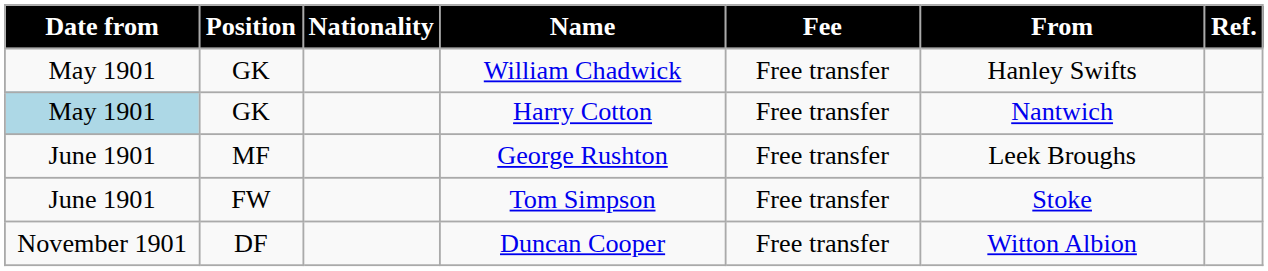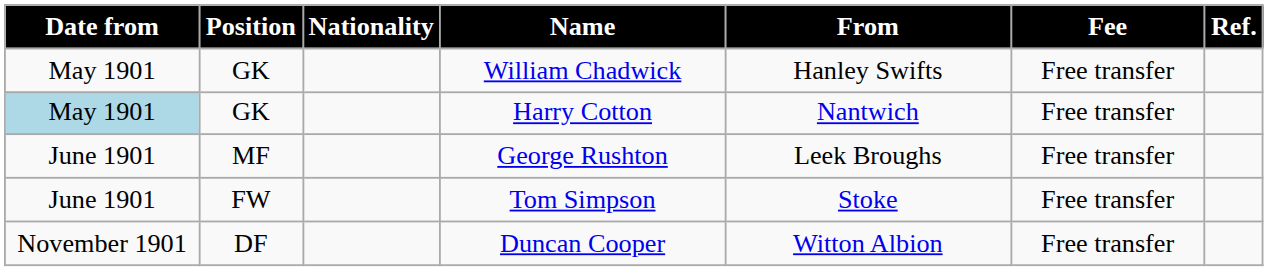columns swapped: (1062, 26) <-> (822, 26)
